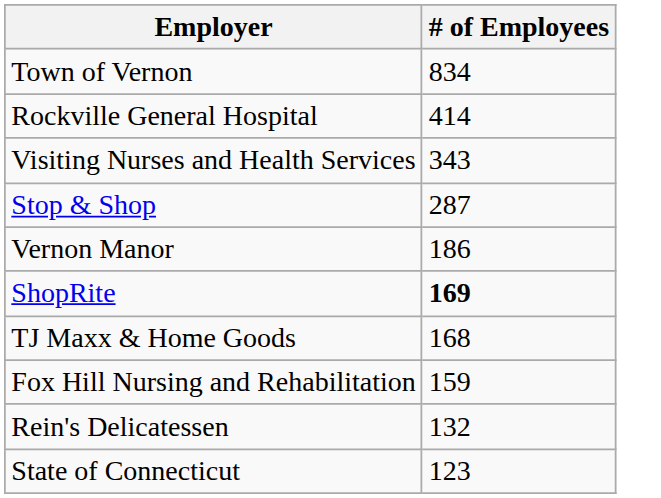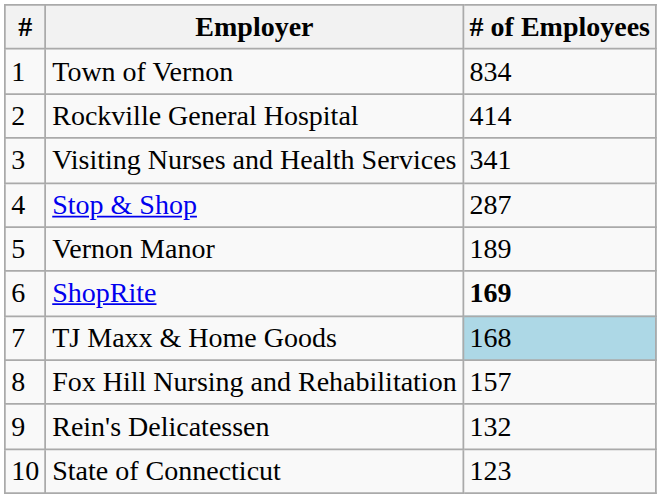+ column: (25, 26)
(450, 159) 343 -> (491, 159) 341
(450, 248) 186 -> (491, 248) 189
(450, 337) no background -> (491, 337) lightblue background
(450, 381) 159 -> (491, 381) 157
